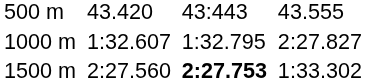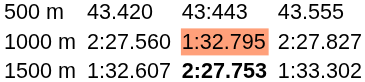(129, 41) 1:32.607 -> (129, 41) 2:27.560
(224, 41) no background -> (224, 41) lightsalmon background
(129, 71) 2:27.560 -> (129, 71) 1:32.607
